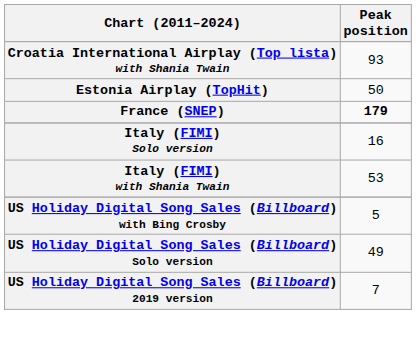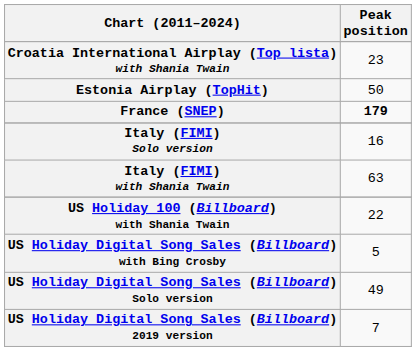(376, 60) 93 -> (376, 60) 23
(376, 179) 53 -> (376, 179) 63
+ row: (172, 215)
